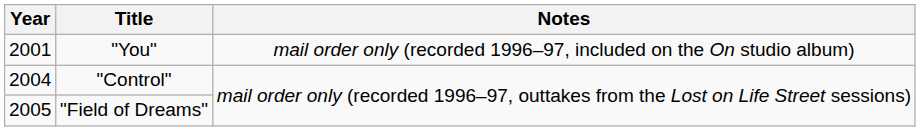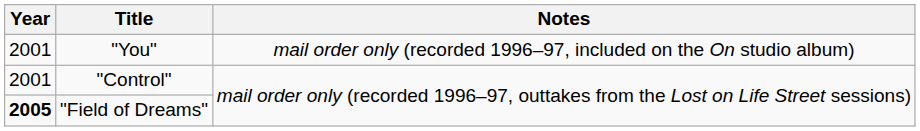(30, 79) 2004 -> (30, 79) 2001
(30, 110) normal -> (30, 110) bold
